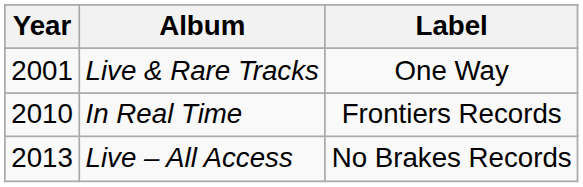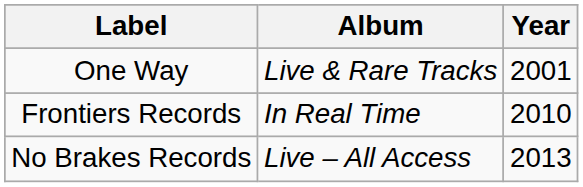columns swapped: (42, 26) <-> (452, 26)
